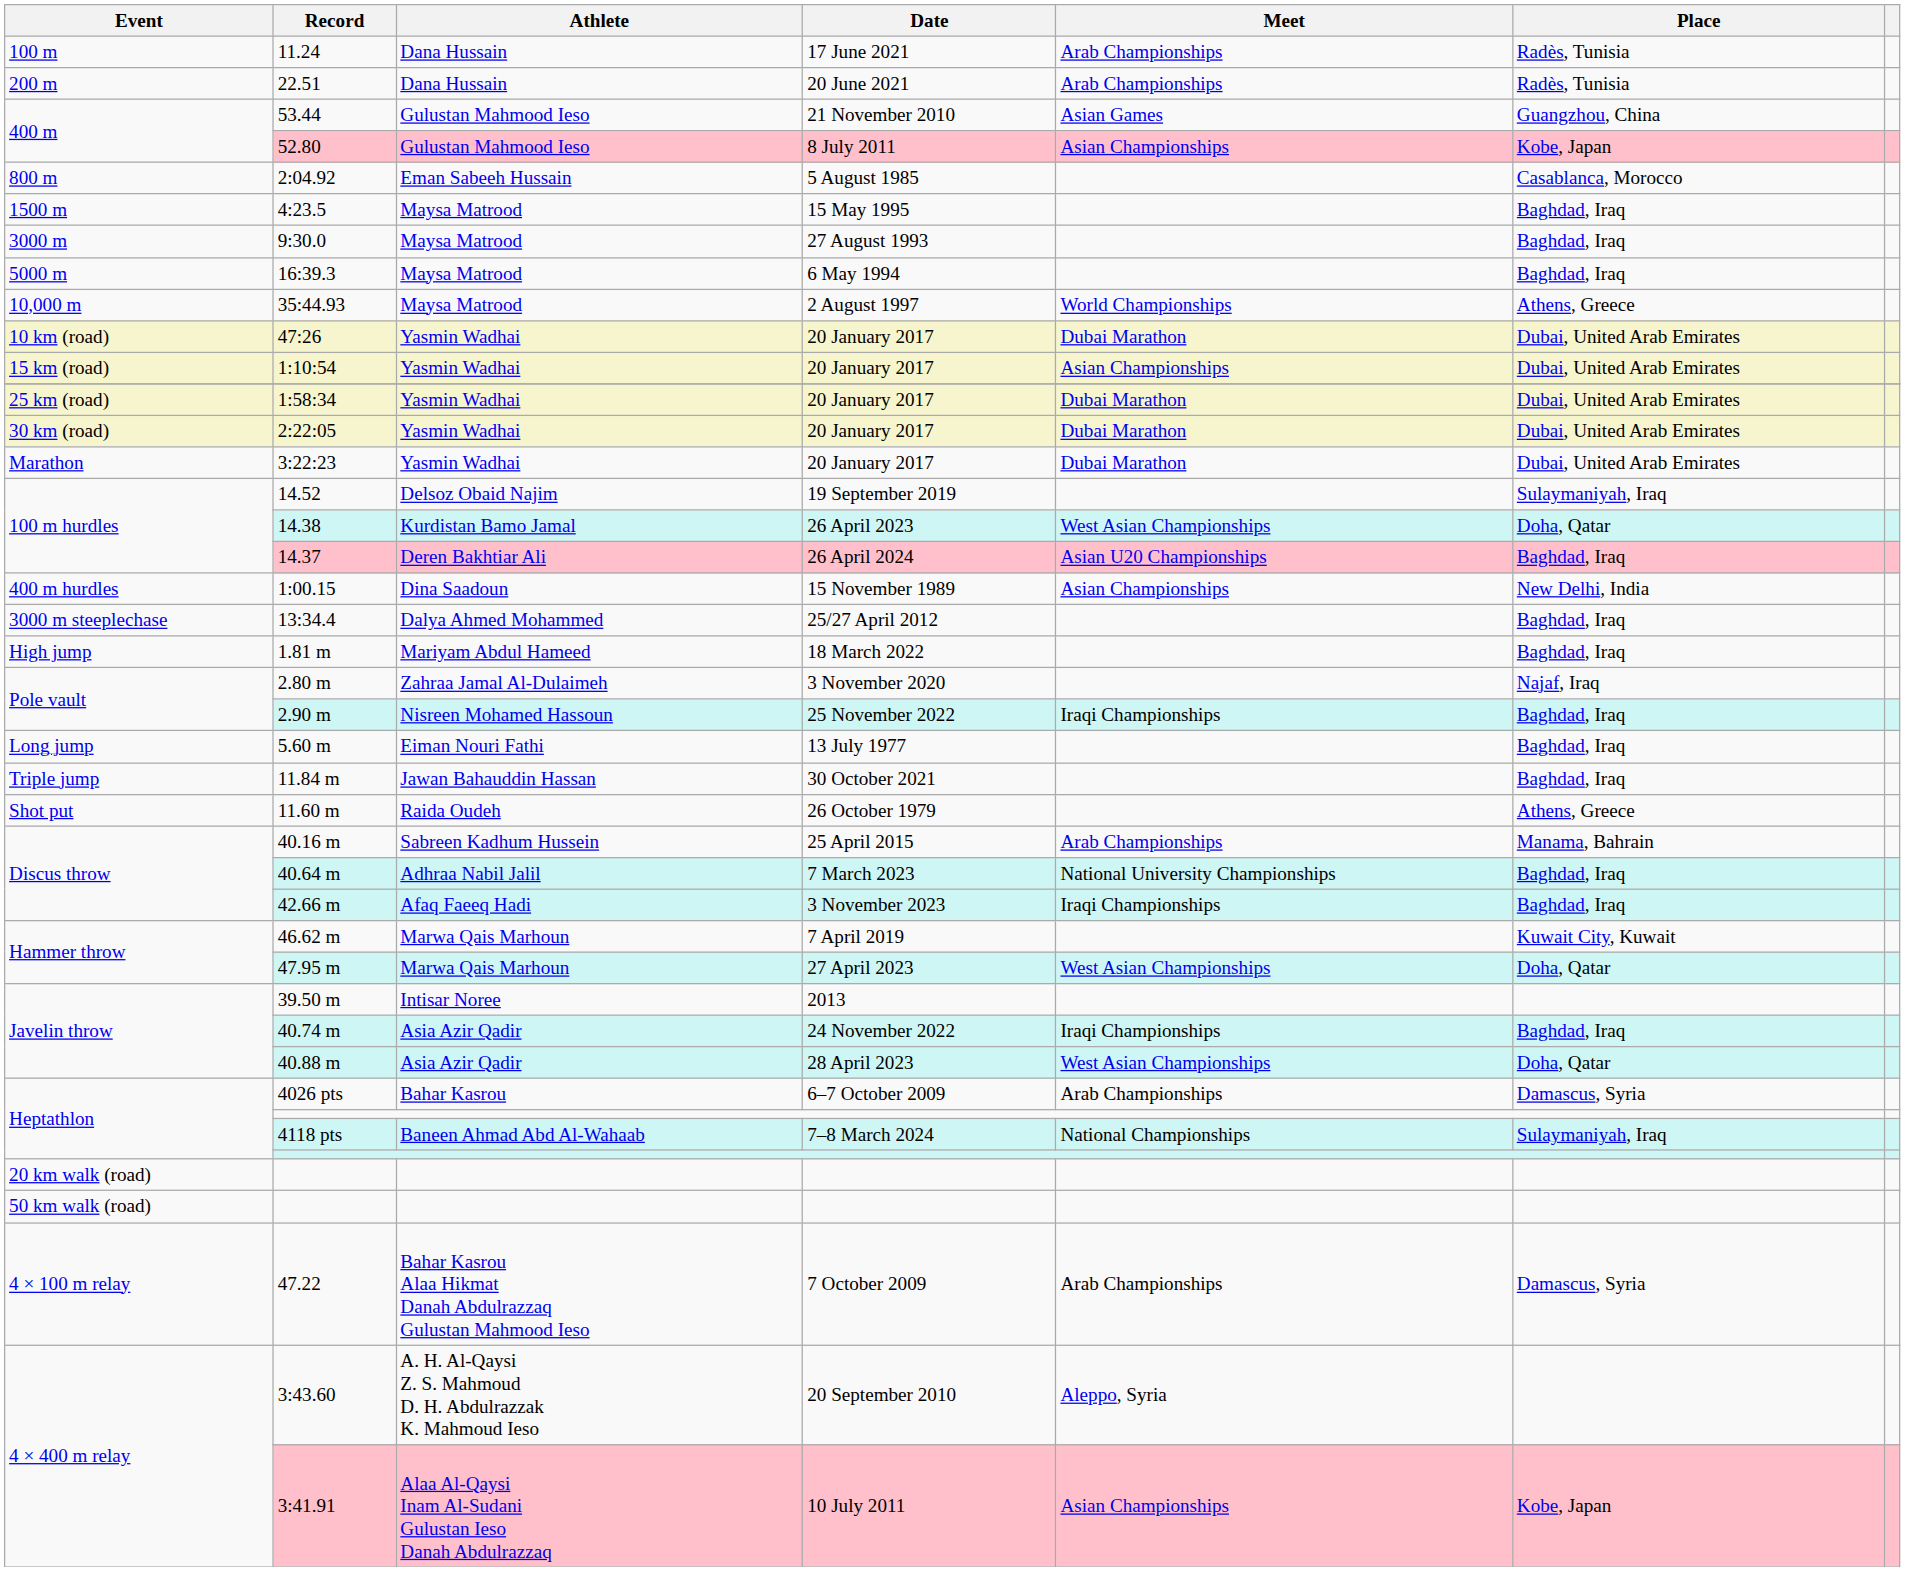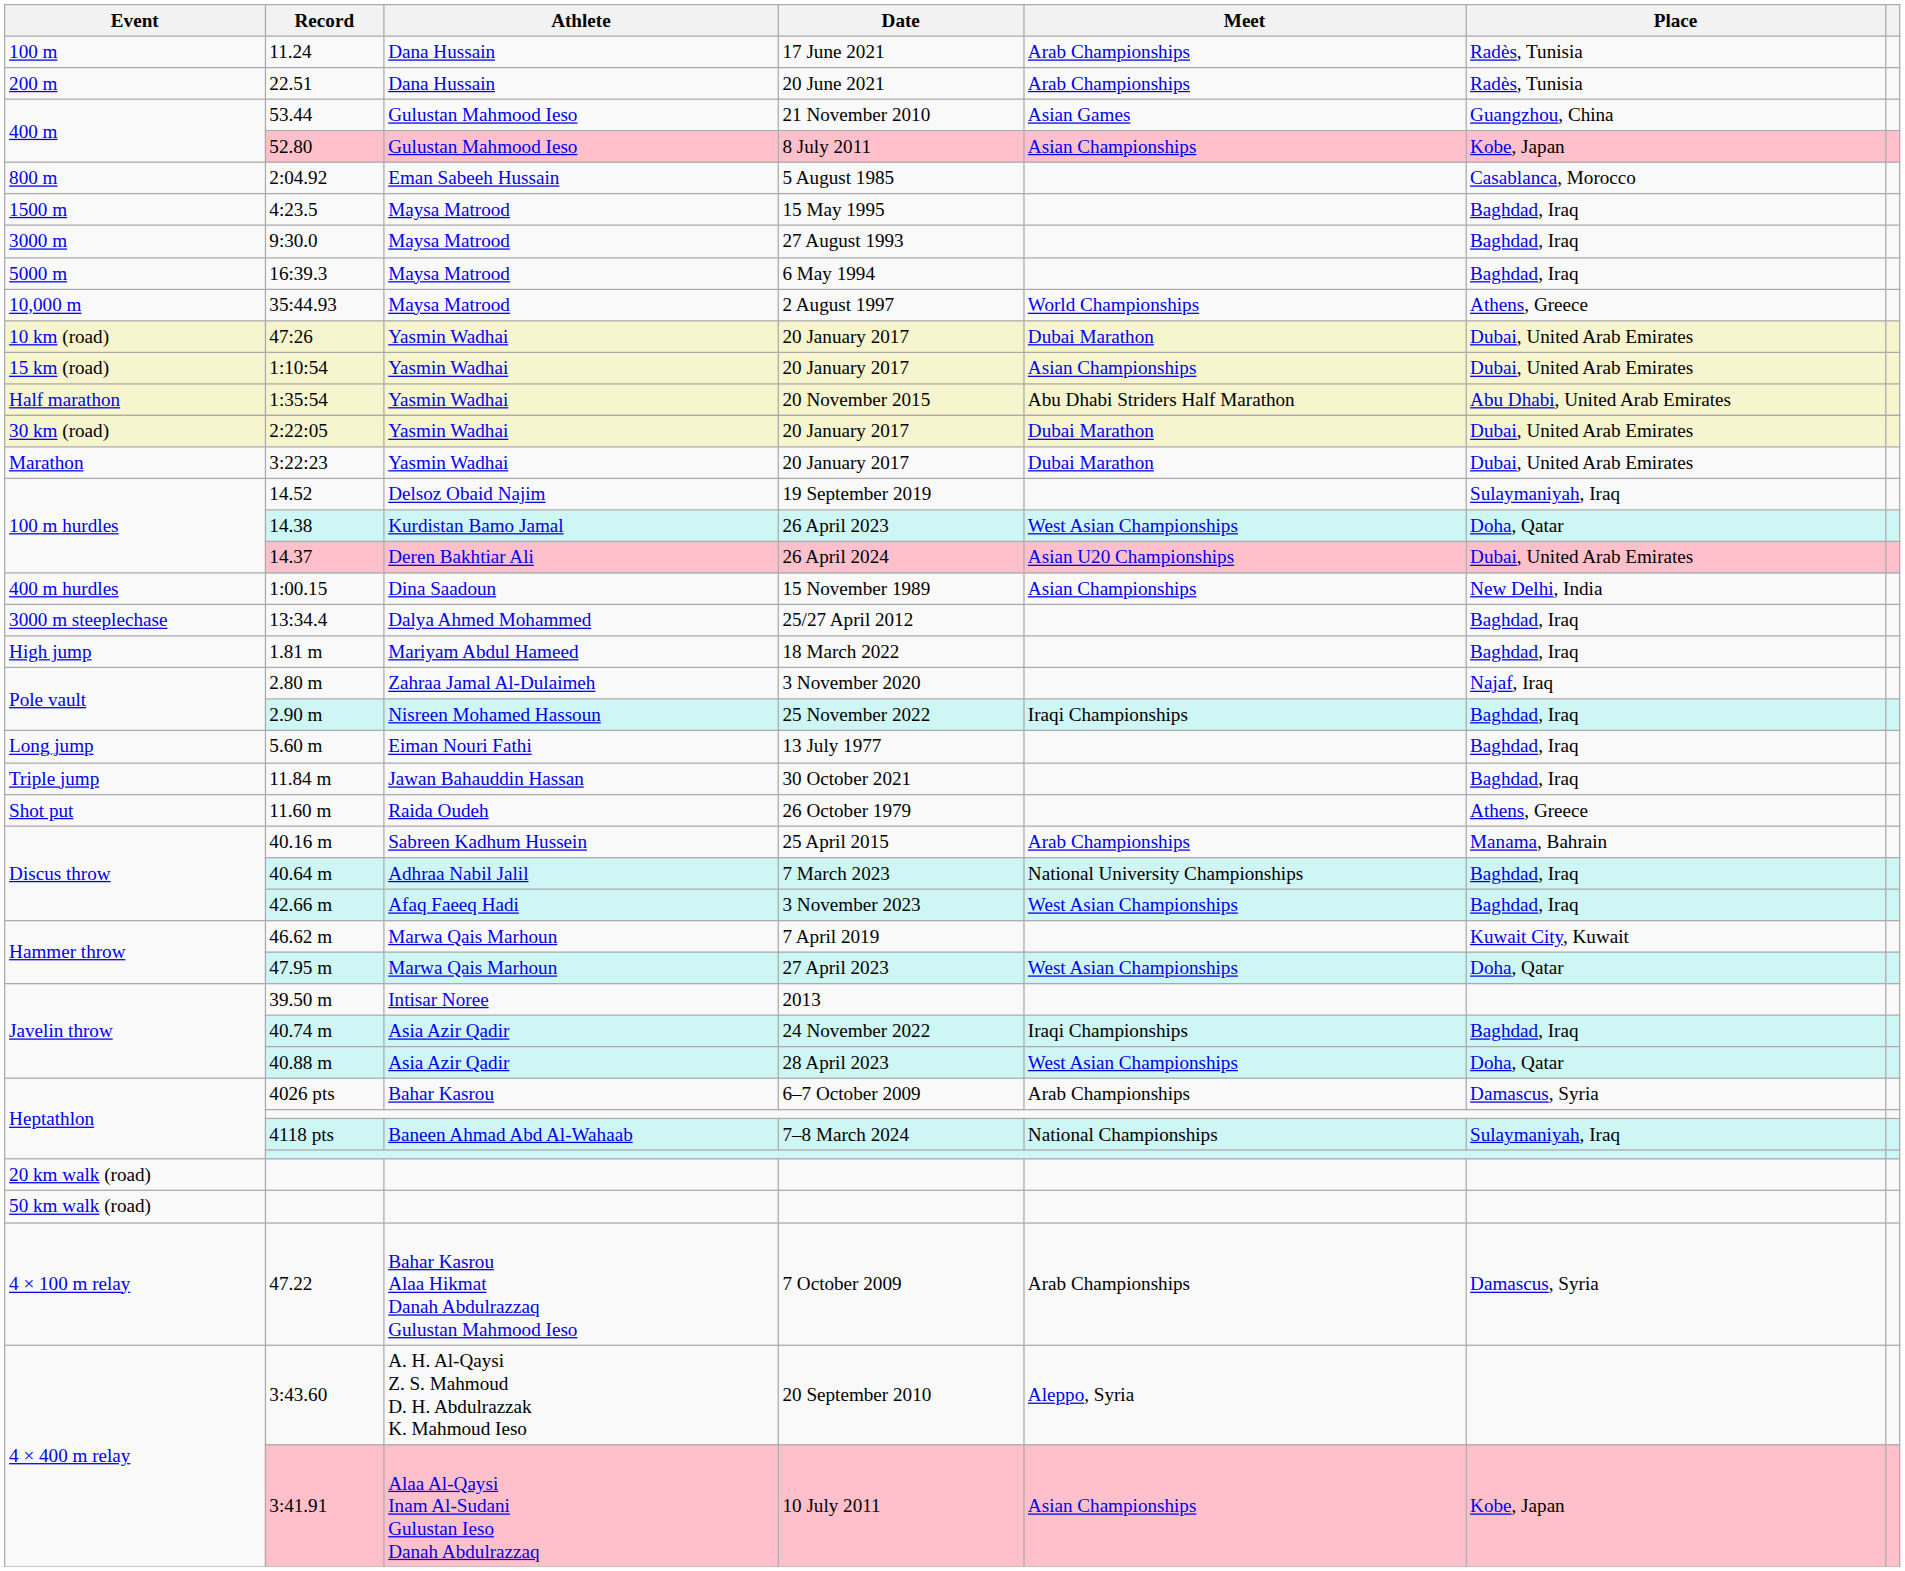+ row: (65, 399)
- row: (59, 399)
(1571, 557) Baghdad, Iraq -> (1582, 557) Dubai, United Arab Emirates
(1140, 904) Iraqi Championships -> (1133, 904) West Asian Championships
